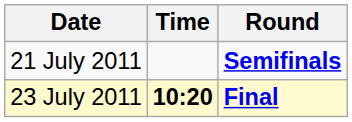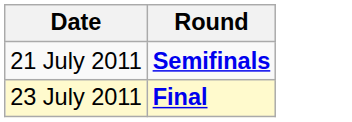- column: (183, 23)
